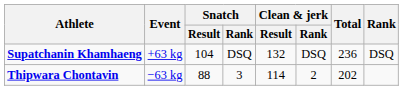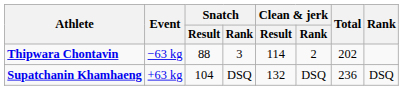rows swapped: (63, 75) <-> (75, 54)
